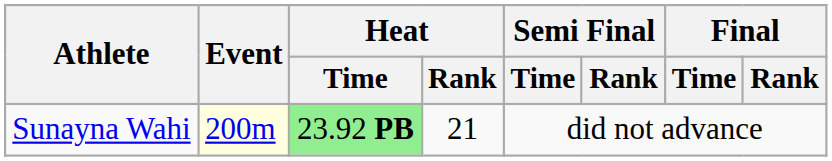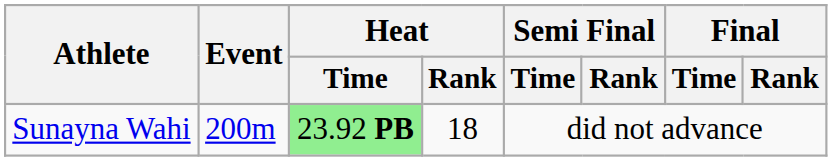(240, 129) lightyellow background -> (240, 129) no background
(462, 129) 21 -> (462, 129) 18
